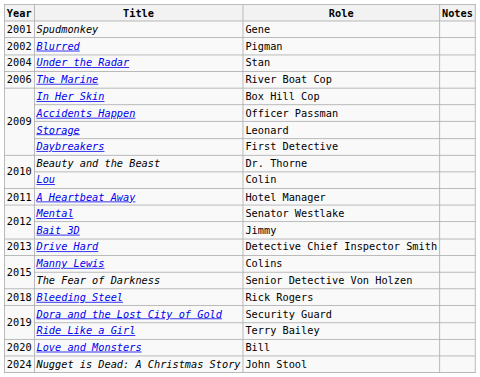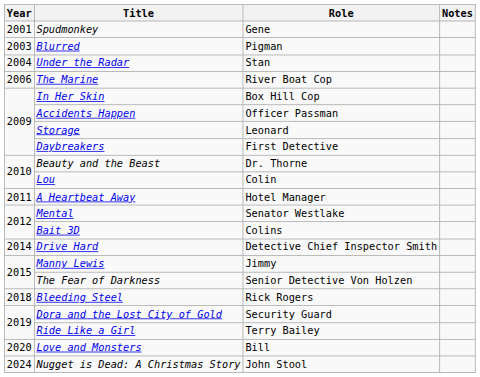(19, 46) 2002 -> (19, 46) 2003
(261, 230) Jimmy -> (264, 230) Colins
(19, 247) 2013 -> (19, 247) 2014
(264, 264) Colins -> (261, 264) Jimmy
